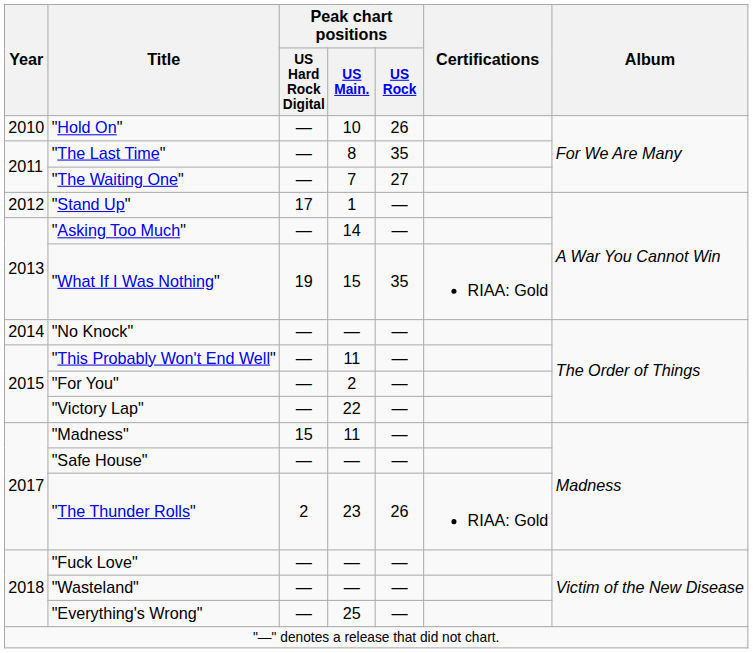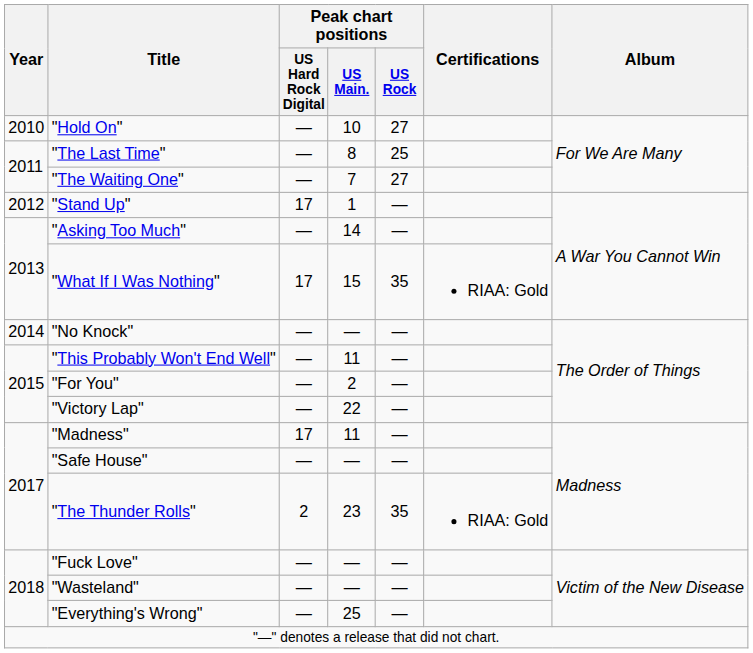(400, 128) 26 -> (400, 128) 27
(400, 153) 35 -> (400, 153) 25
(304, 281) 19 -> (304, 281) 17
(304, 435) 15 -> (304, 435) 17
(400, 511) 26 -> (400, 511) 35
